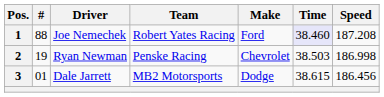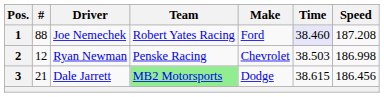(41, 56) 19 -> (41, 56) 12
(41, 76) 01 -> (41, 76) 21
(178, 76) no background -> (178, 76) lightgreen background
